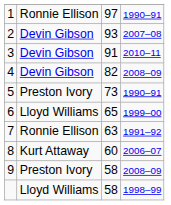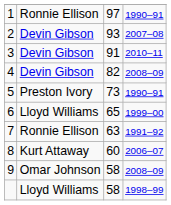(56, 170) Preston Ivory -> (60, 170) Omar Johnson
